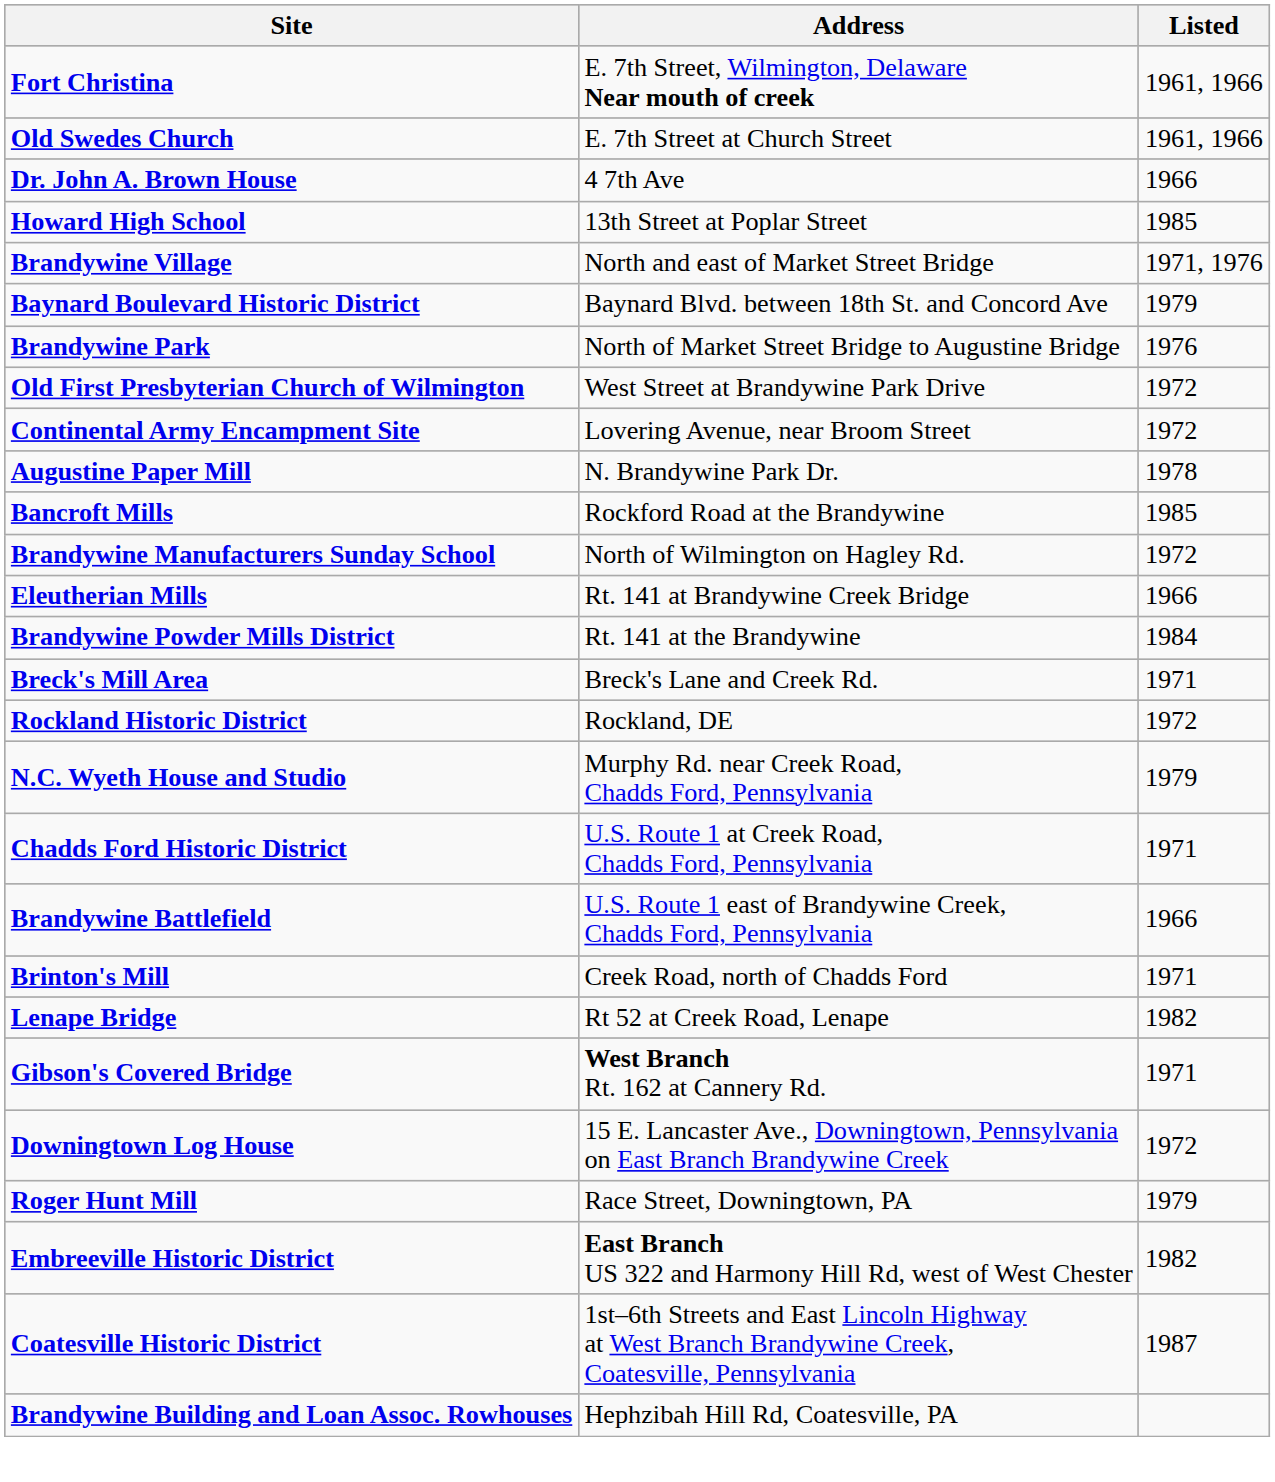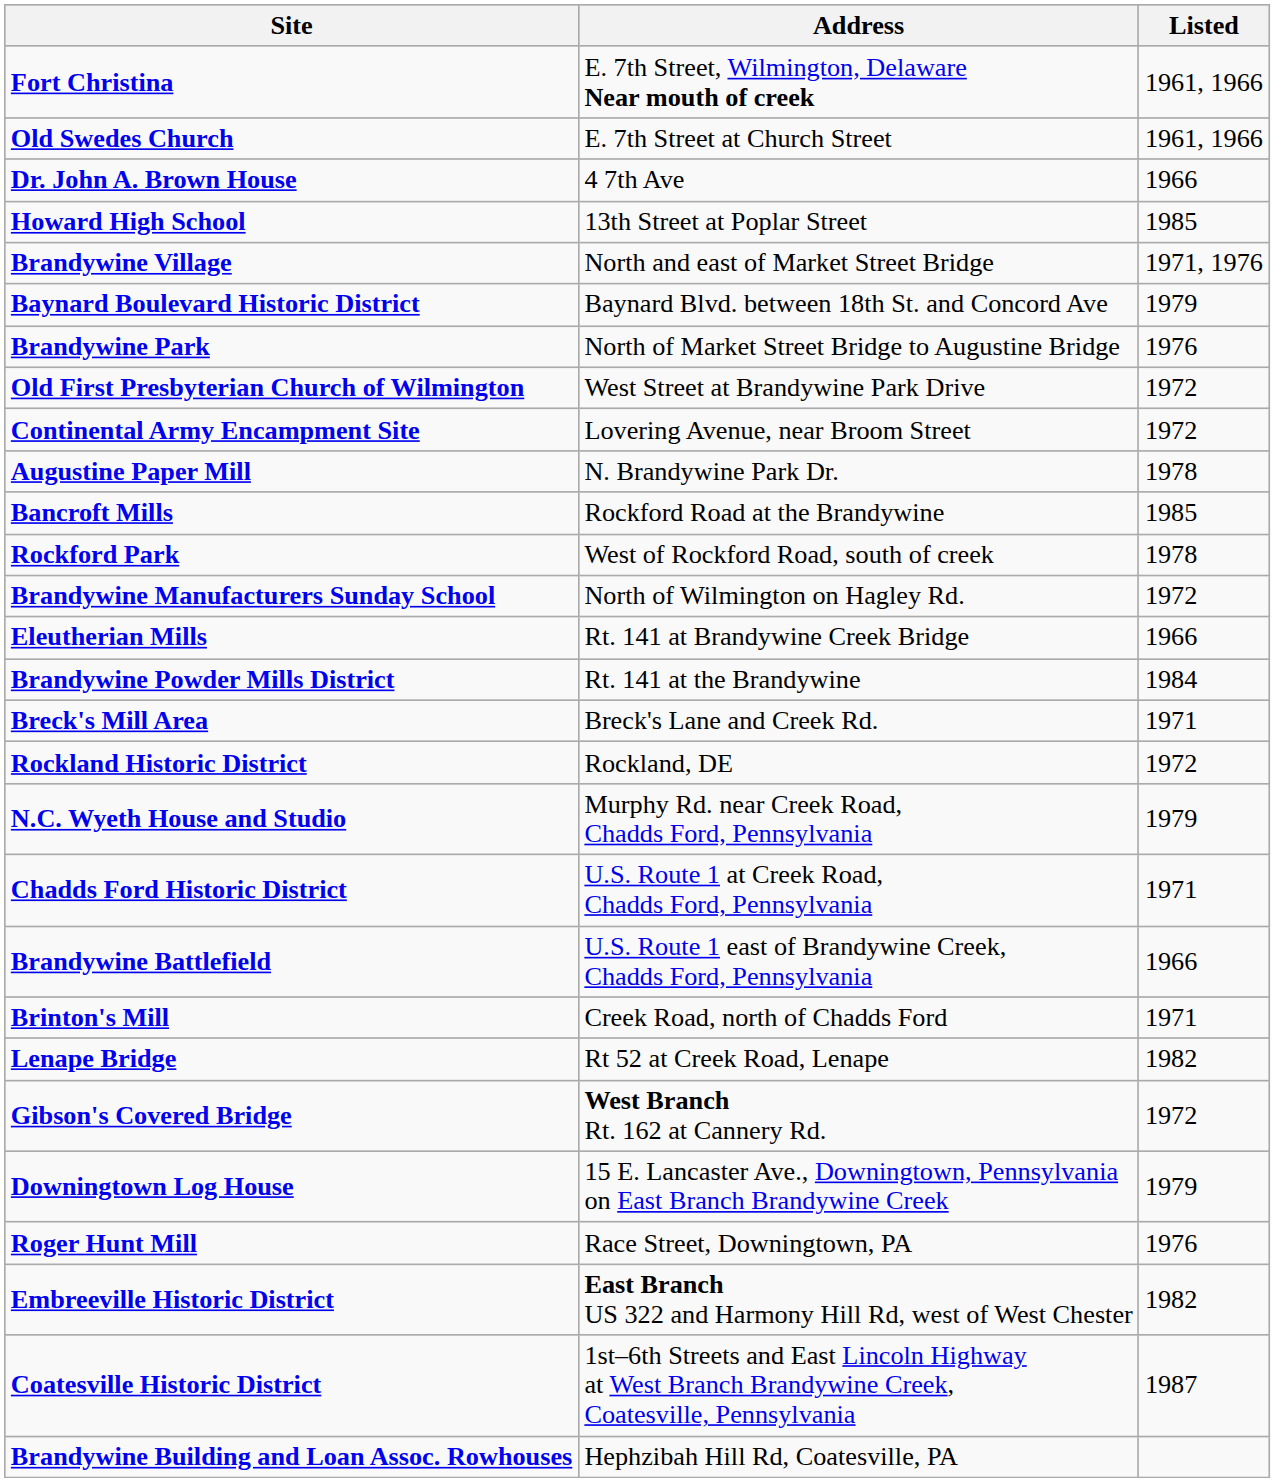+ row: (95, 554)
(1171, 1073) 1971 -> (1171, 1115) 1972
(1171, 1144) 1972 -> (1171, 1186) 1979
(1171, 1201) 1979 -> (1171, 1242) 1976
